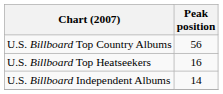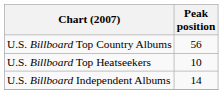(196, 62) 16 -> (196, 62) 10
